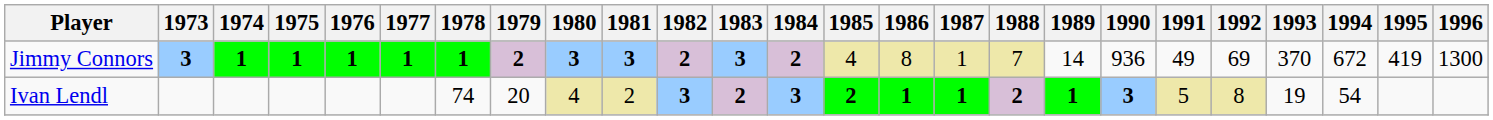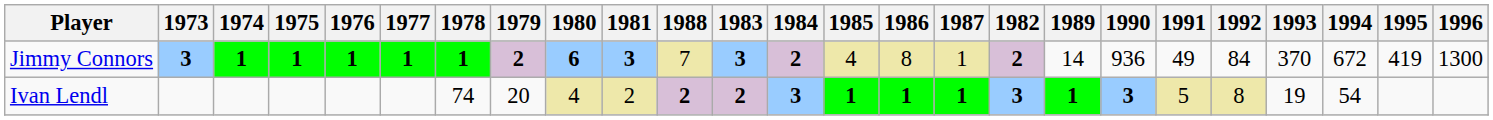columns swapped: (685, 22) <-> (1017, 22)
(574, 58) 3 -> (574, 58) 6
(1239, 58) 69 -> (1239, 58) 84
(851, 95) 2 -> (851, 95) 1
